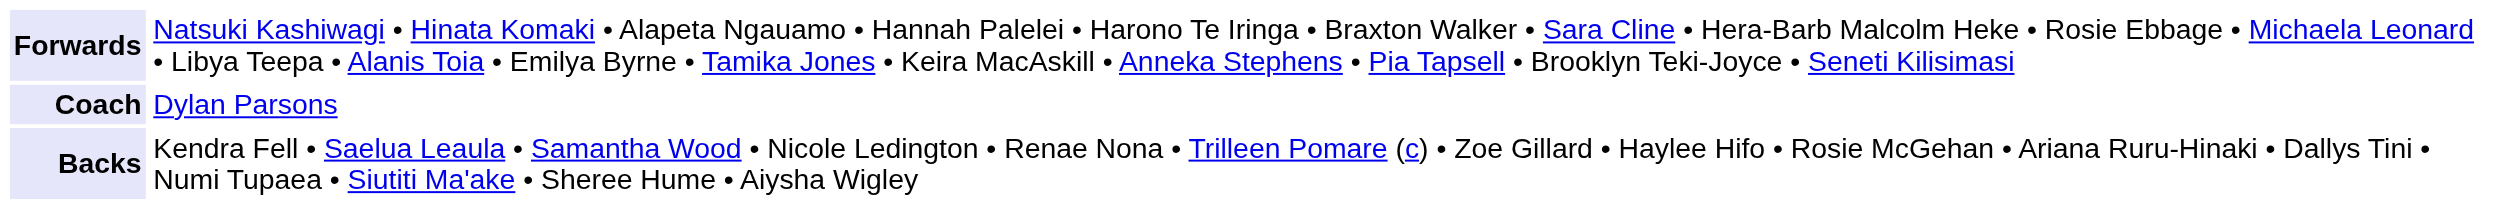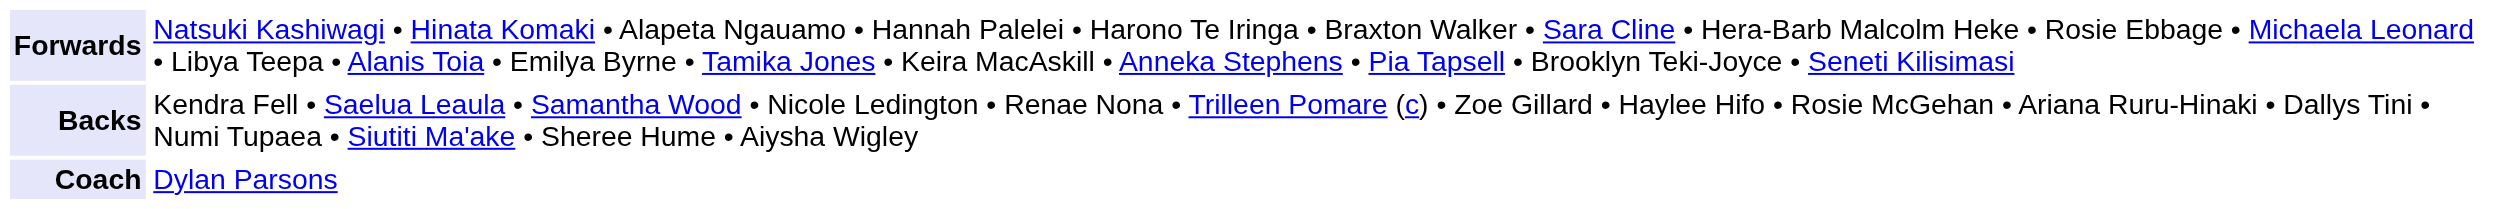rows swapped: (100, 164) <-> (98, 104)
